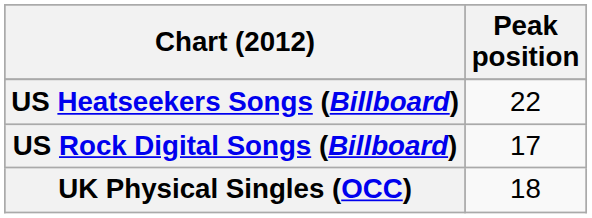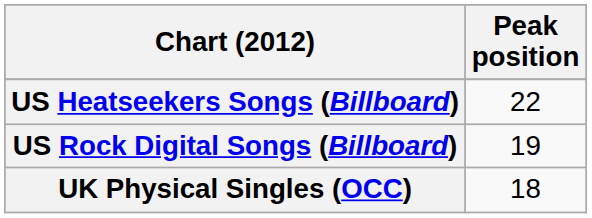(525, 145) 17 -> (525, 145) 19
